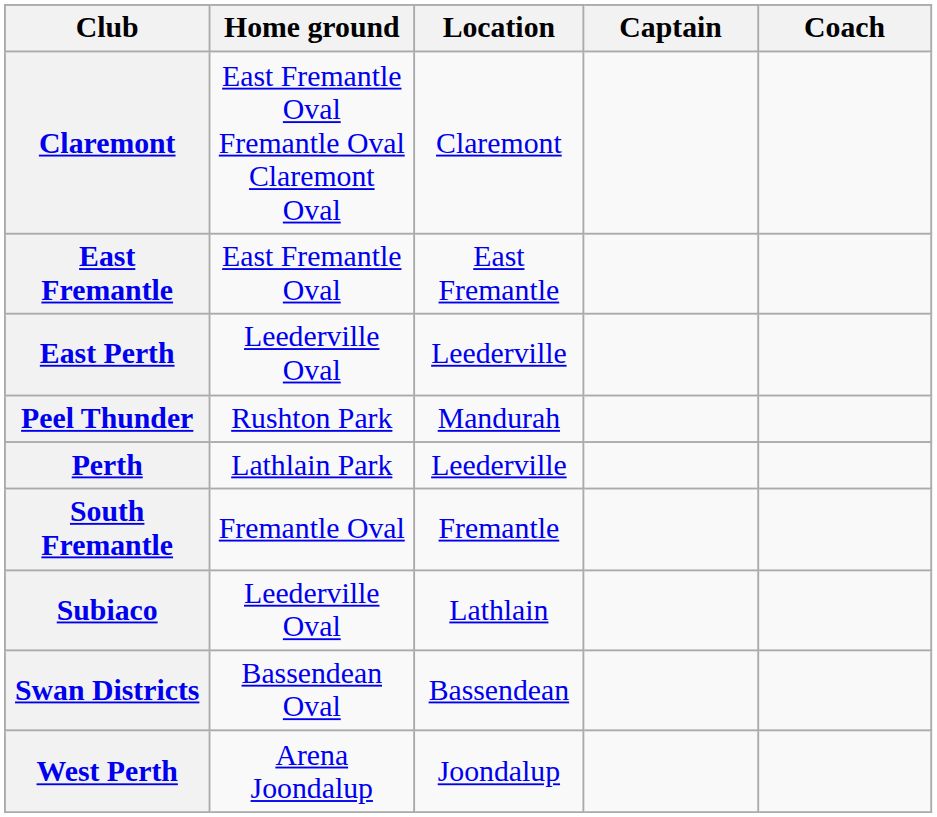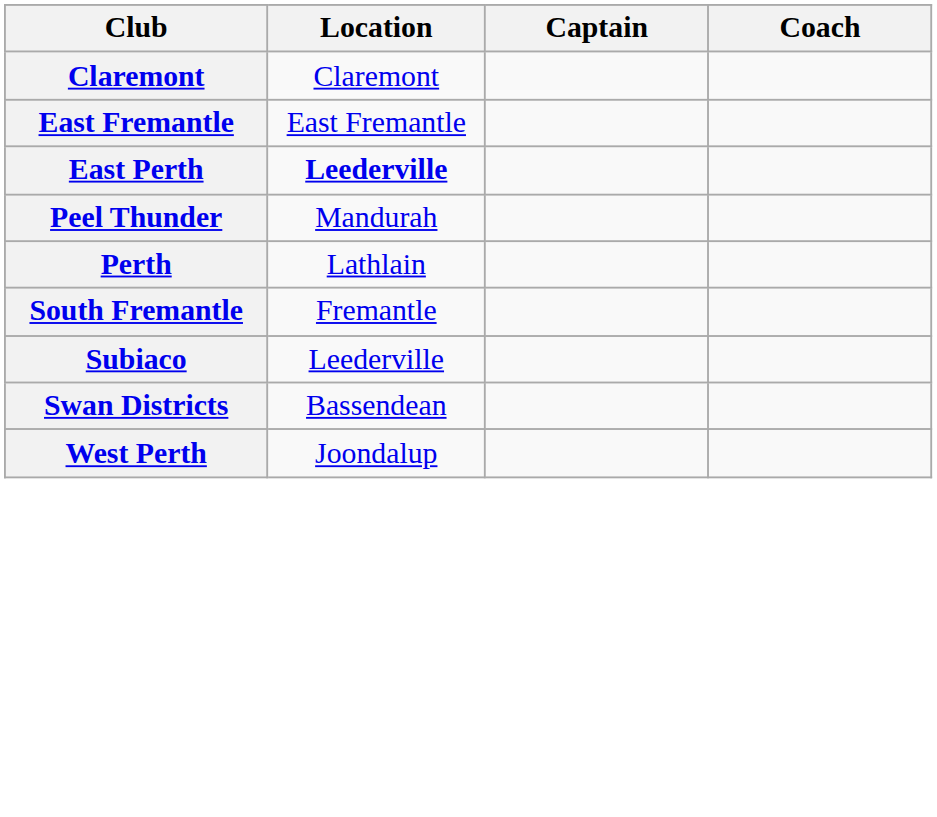- column: (312, 28)
(499, 353) normal -> (376, 169) bold
(499, 464) Leederville -> (376, 264) Lathlain
(499, 609) Lathlain -> (376, 358) Leederville
